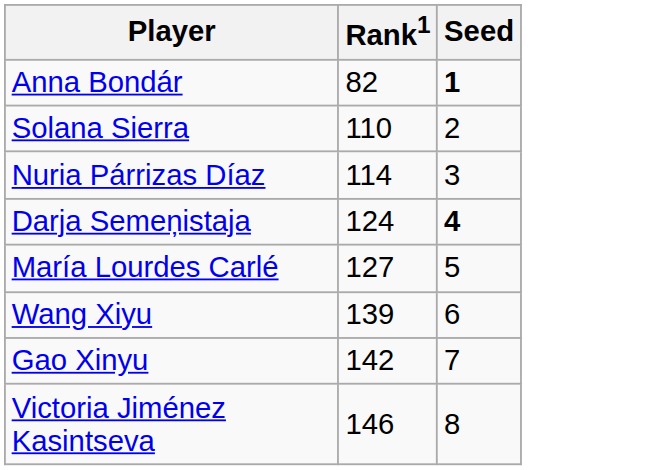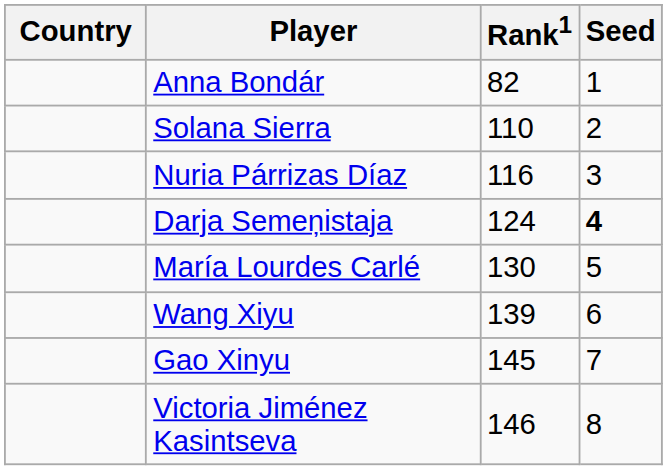+ column: (76, 31)
(452, 82) bold -> (594, 82) normal
(369, 174) 114 -> (510, 174) 116
(370, 267) 127 -> (511, 267) 130
(370, 360) 142 -> (511, 360) 145
